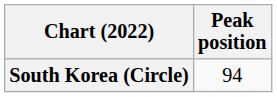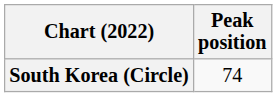(232, 75) 94 -> (232, 75) 74
